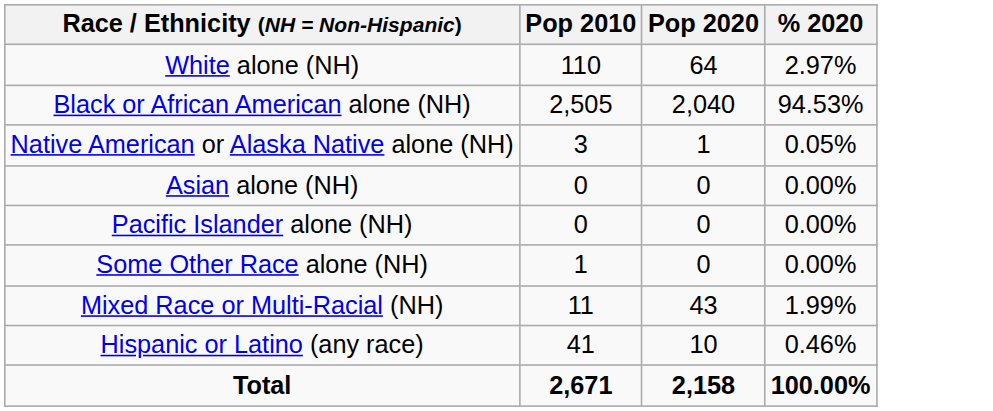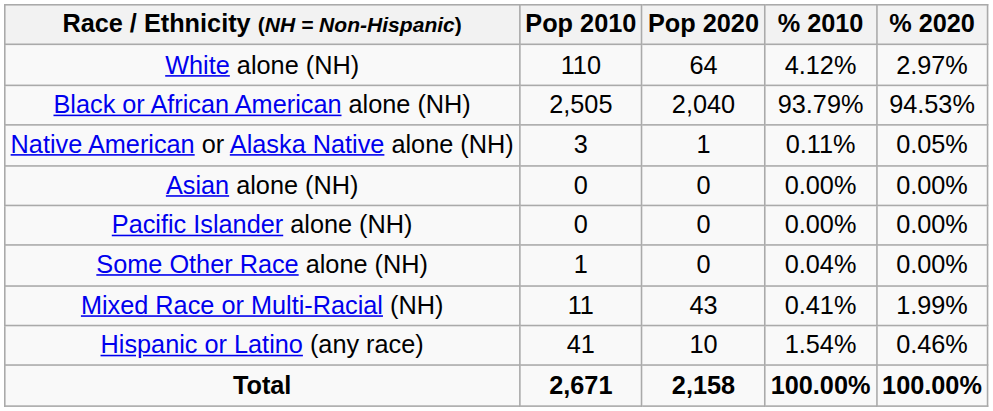+ column: (821, 24)
